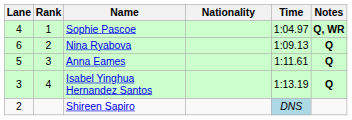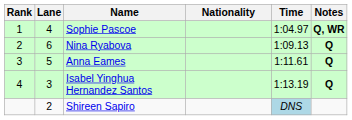columns swapped: (49, 12) <-> (19, 12)
